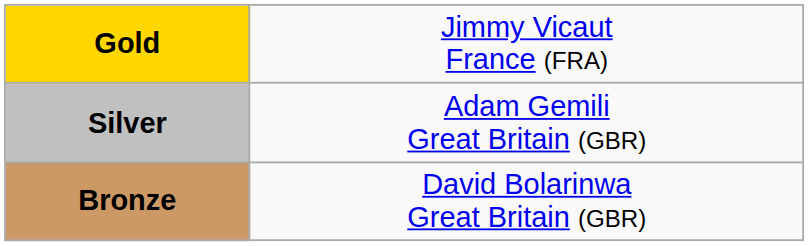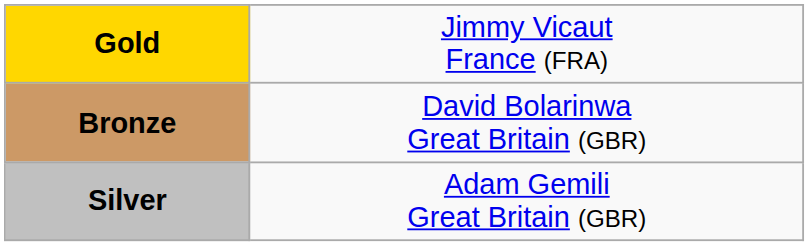rows swapped: (127, 122) <-> (127, 200)
